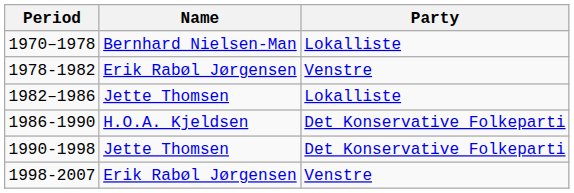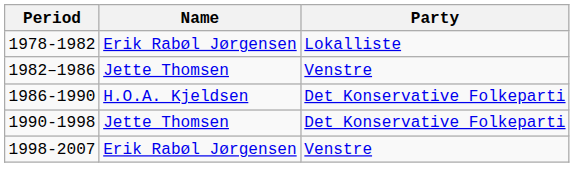- row: (52, 44)
(338, 70) Venstre -> (353, 44) Lokalliste
(353, 97) Lokalliste -> (338, 70) Venstre
